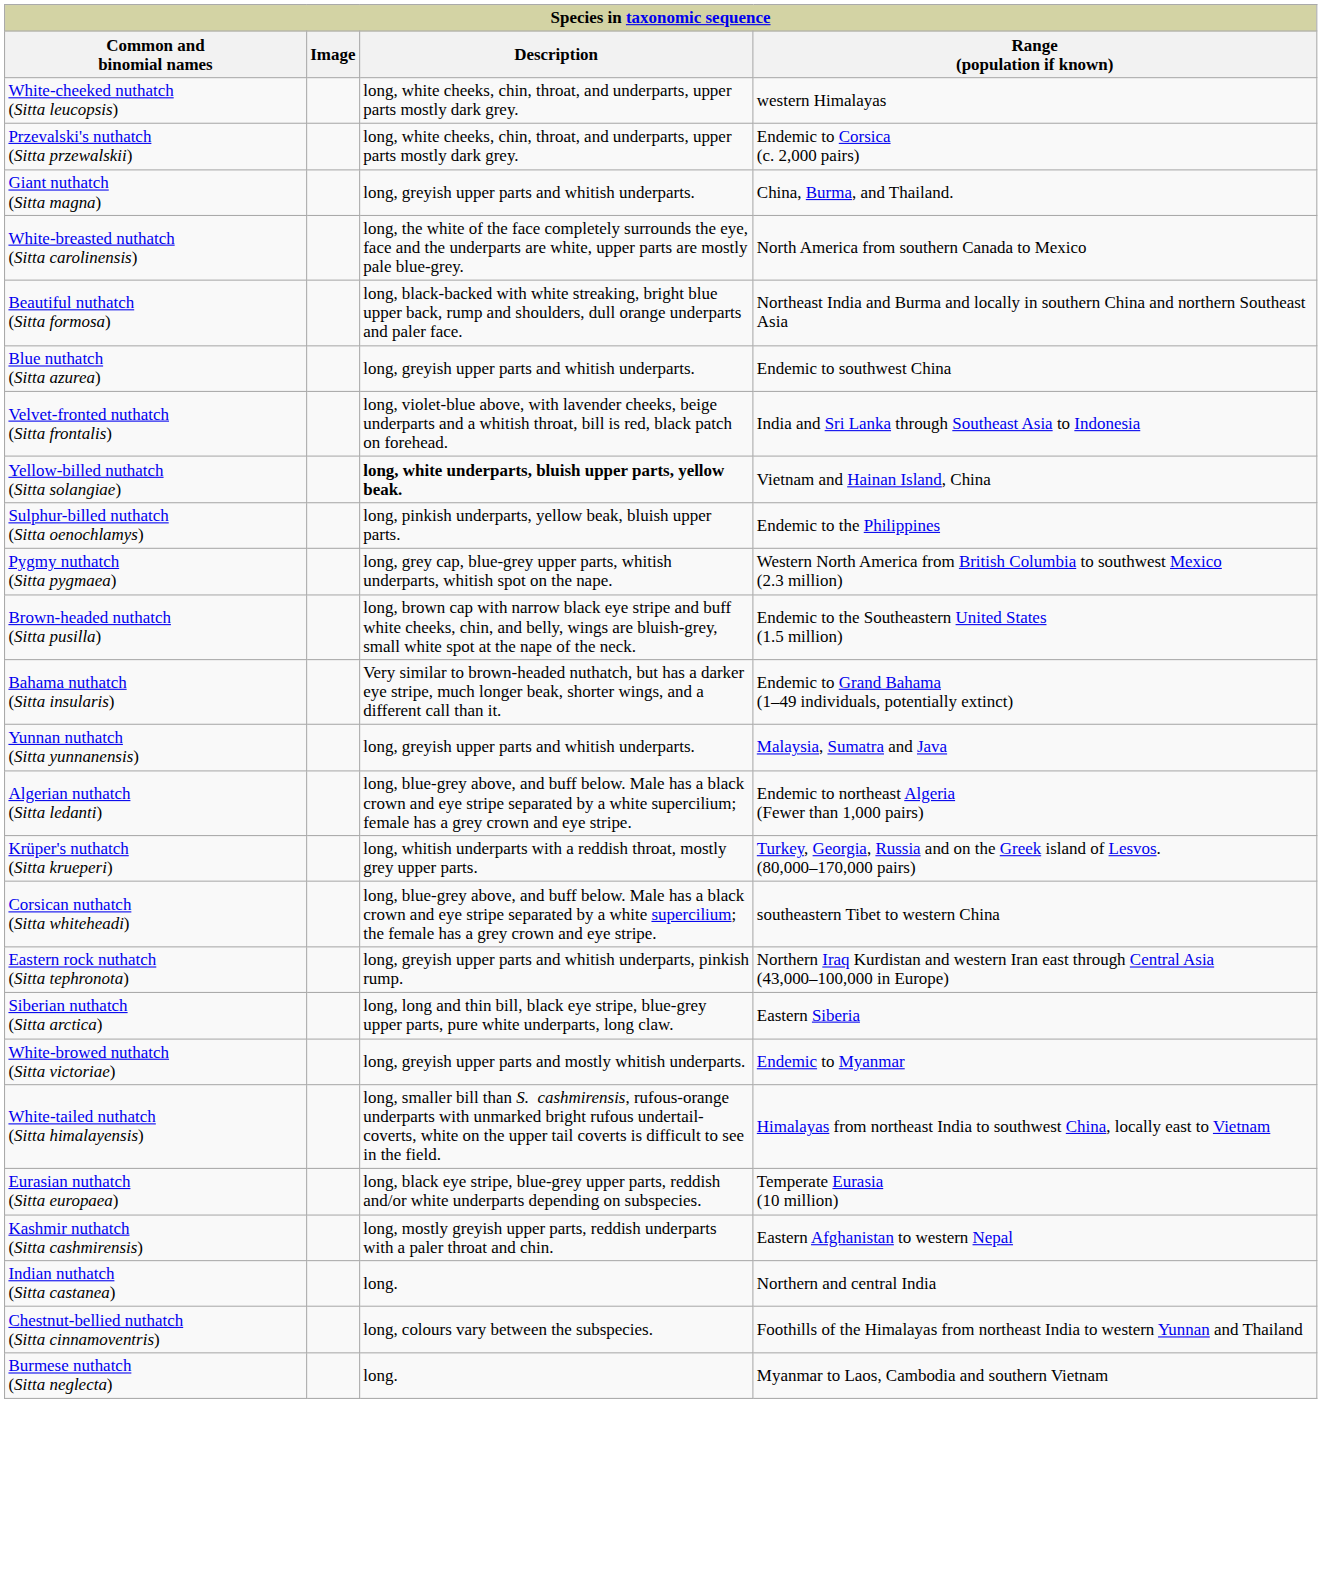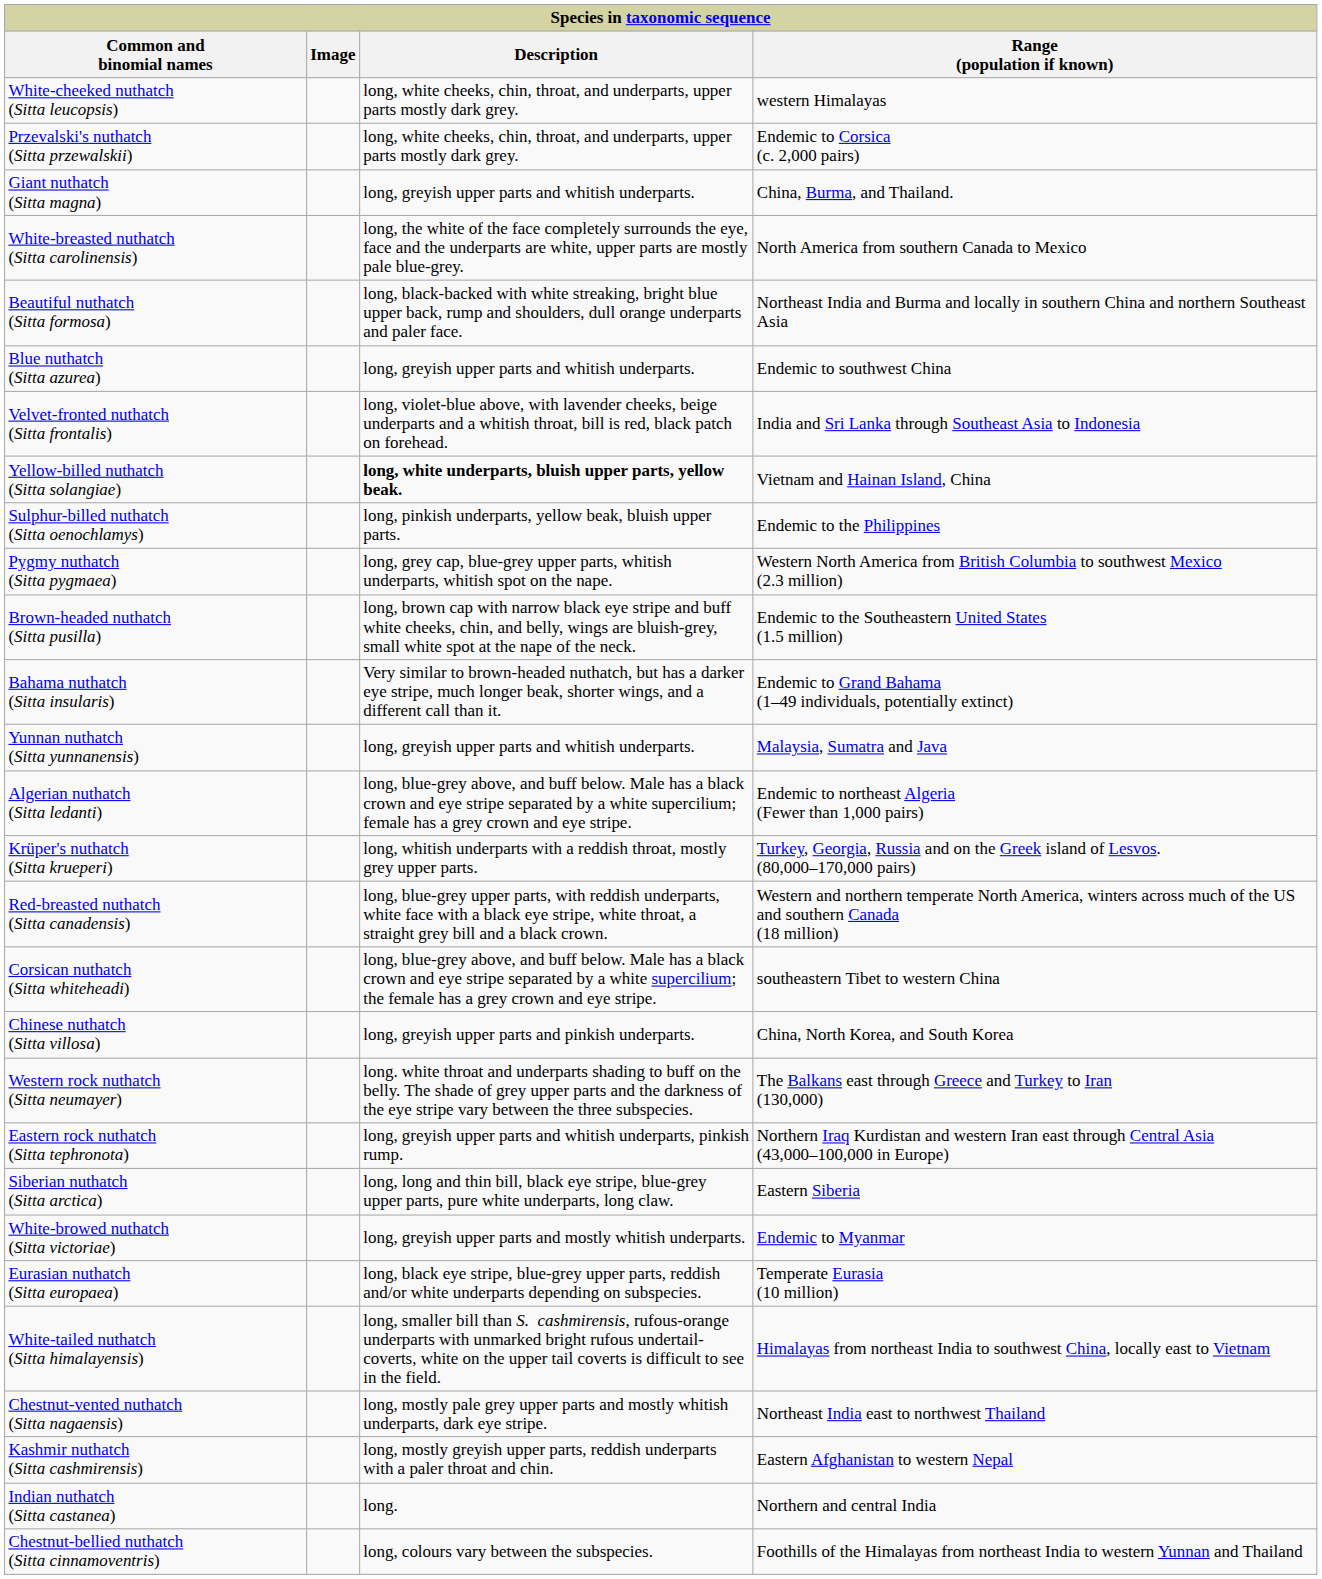+ row: (84, 914)
+ row: (67, 1034)
+ row: (85, 1090)
rows swapped: (82, 1126) <-> (69, 1191)
+ row: (95, 1413)
- row: (70, 1375)
